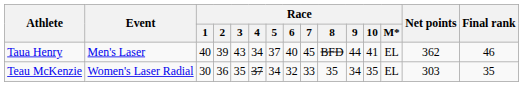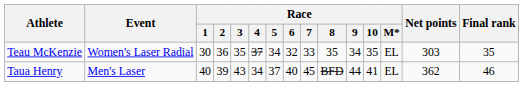rows swapped: (35, 52) <-> (45, 72)
